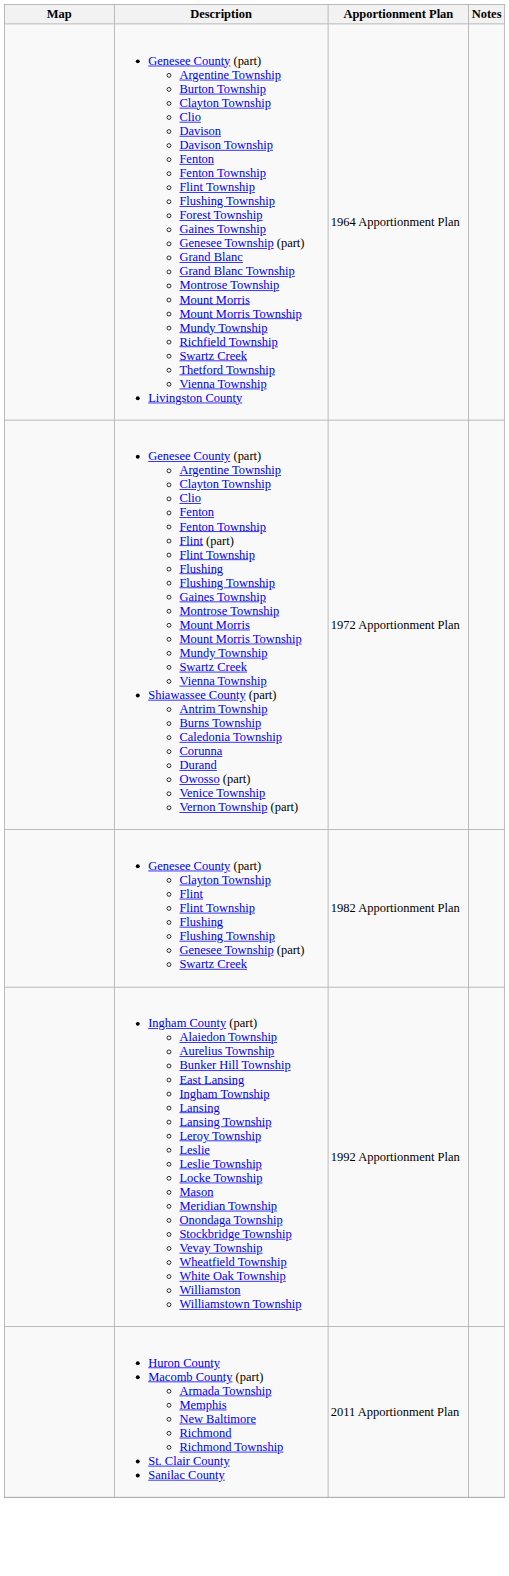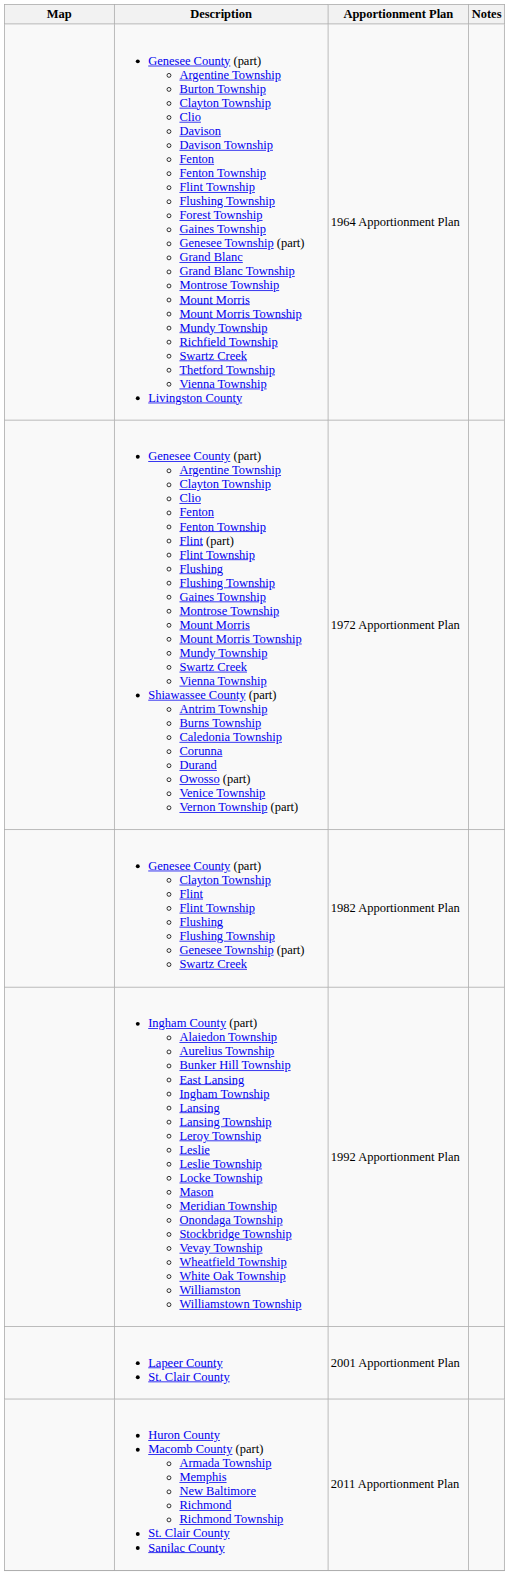+ row: (221, 1370)
